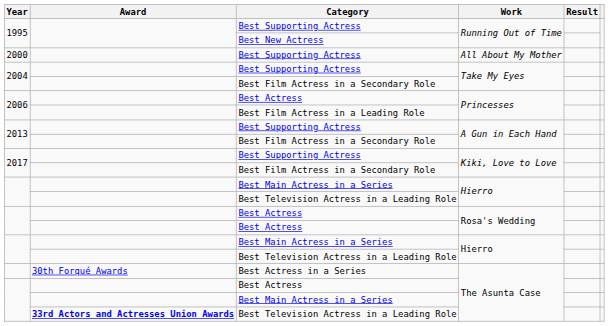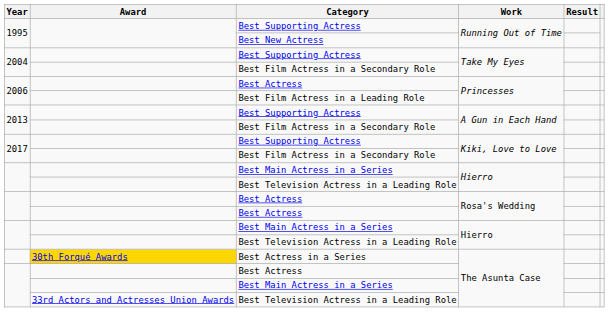- row: (300, 55)
(80, 271) no background -> (80, 256) gold background
(133, 314) bold -> (133, 300) normal
